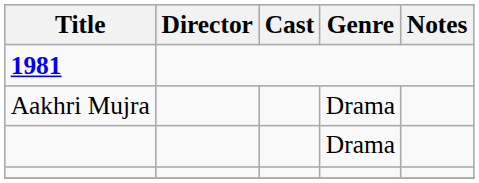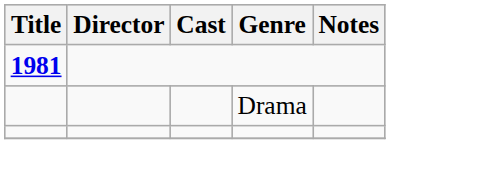- row: (80, 105)
